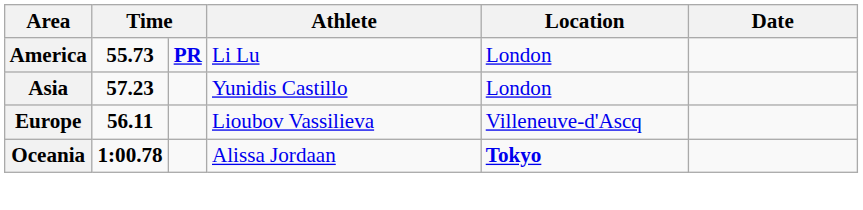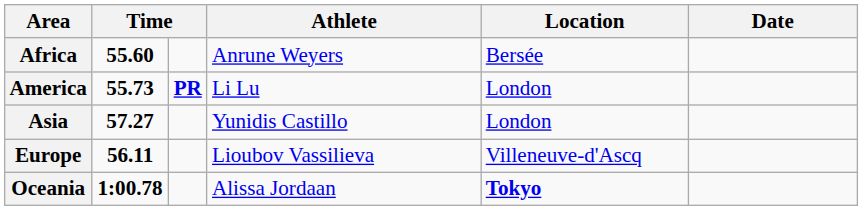+ row: (48, 54)
(130, 88) 57.23 -> (130, 121) 57.27
